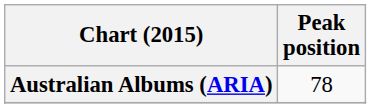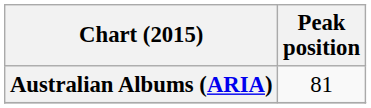(322, 84) 78 -> (322, 84) 81
